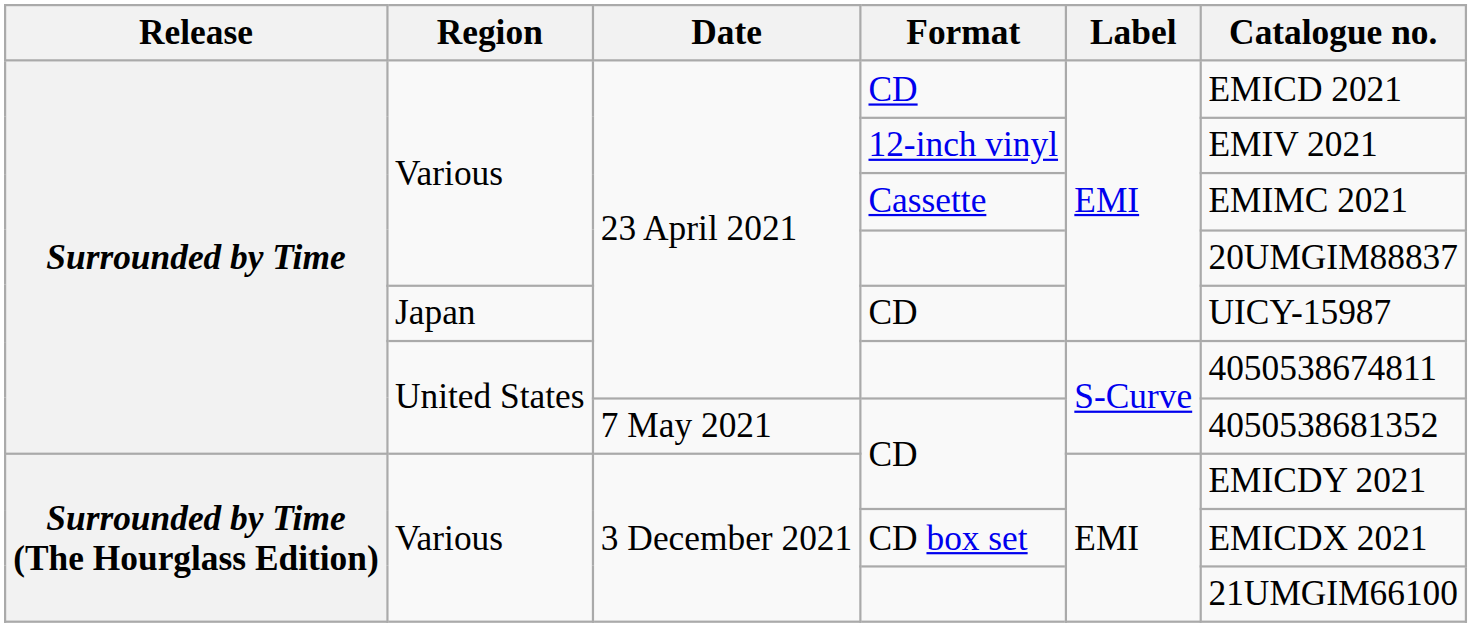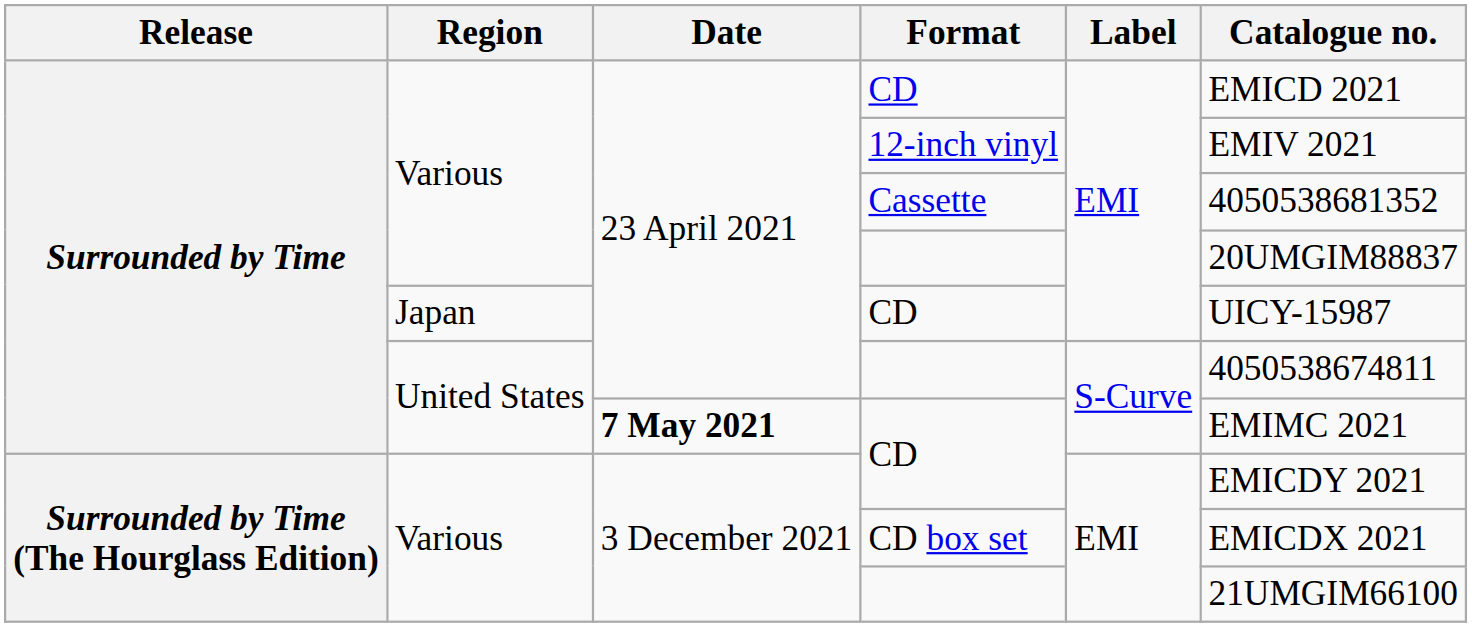(1308, 200) EMIMC 2021 -> (1323, 200) 4050538681352
(686, 425) normal -> (688, 425) bold
(1323, 425) 4050538681352 -> (1308, 425) EMIMC 2021
